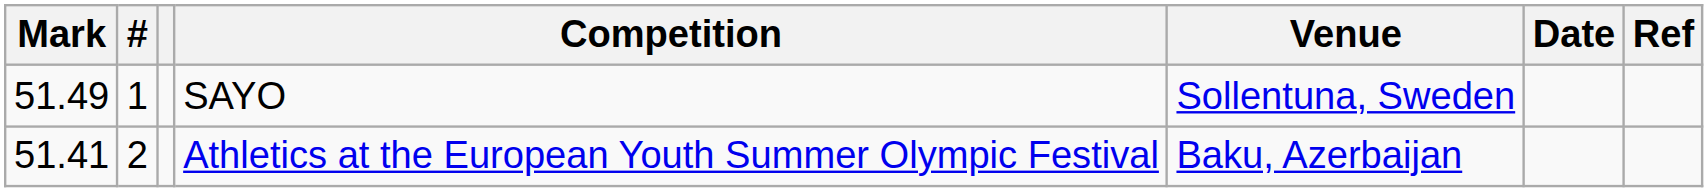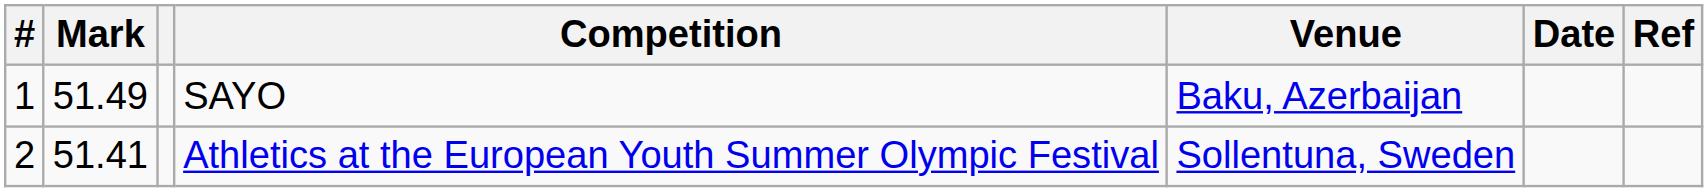columns swapped: (137, 34) <-> (62, 34)
(1346, 95) Sollentuna, Sweden -> (1319, 95) Baku, Azerbaijan
(1319, 155) Baku, Azerbaijan -> (1346, 155) Sollentuna, Sweden
